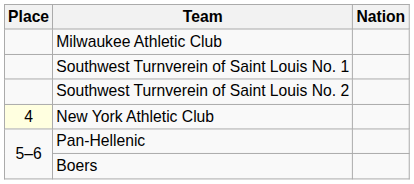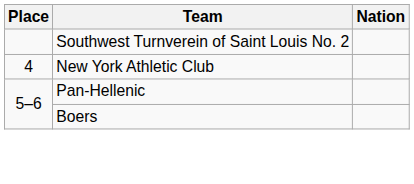- row: (139, 41)
- row: (203, 66)
(29, 116) lightyellow background -> (29, 66) no background
